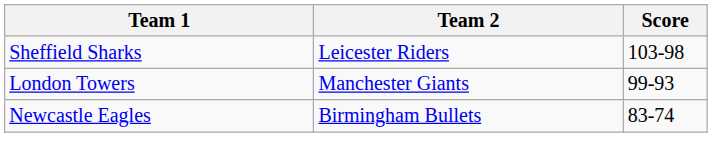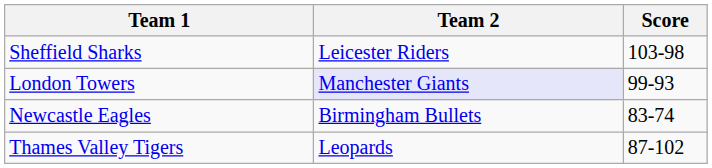(394, 83) no background -> (394, 83) lavender background
+ row: (96, 147)
